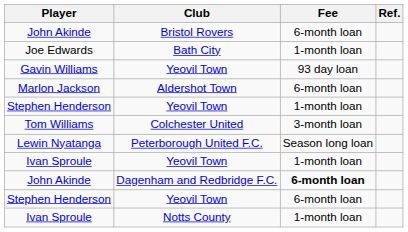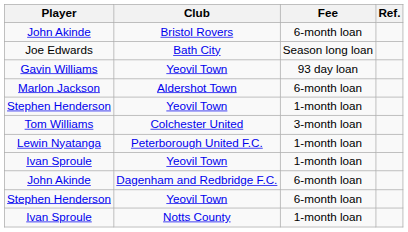(328, 50) 1-month loan -> (328, 50) Season long loan
(328, 143) Season long loan -> (328, 143) 1-month loan
(328, 180) bold -> (328, 180) normal
